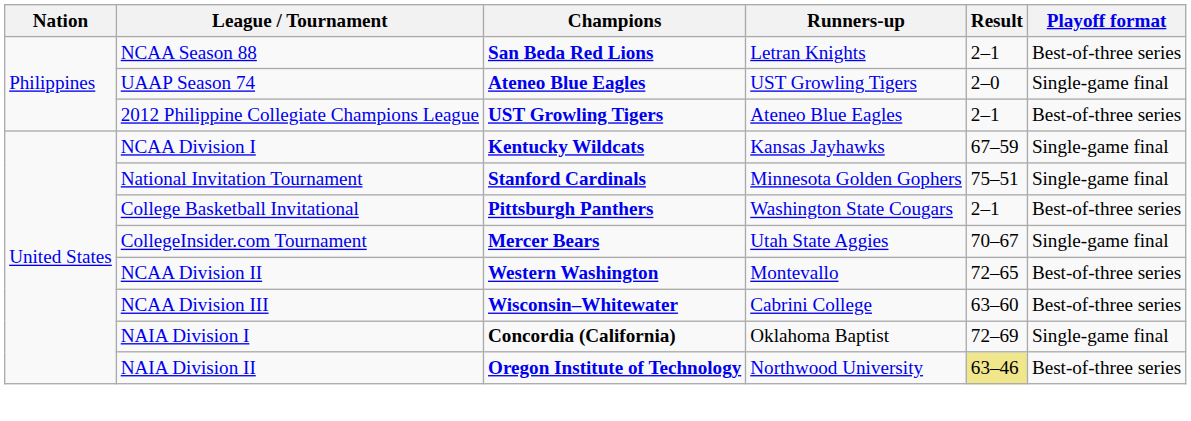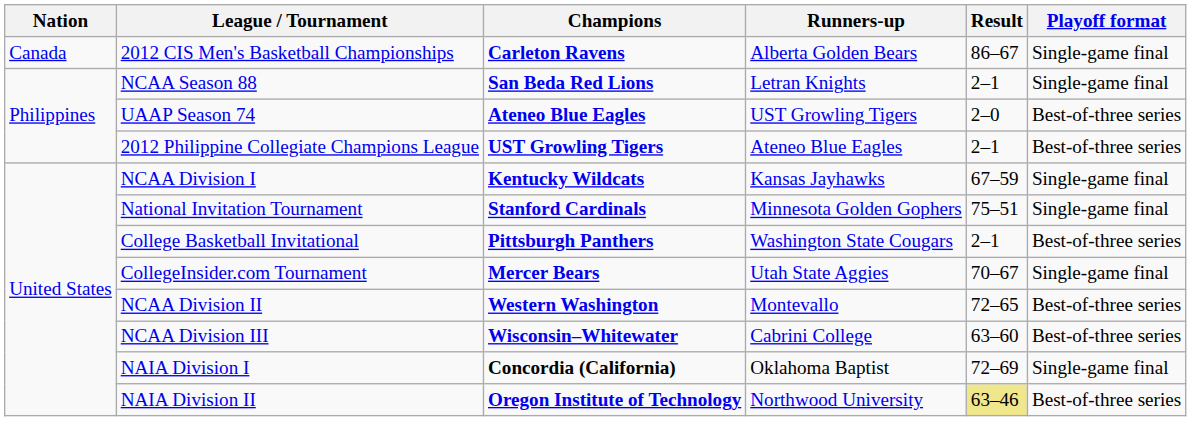+ row: (287, 52)
(1107, 52) Best-of-three series -> (1100, 83) Single-game final
(1100, 83) Single-game final -> (1107, 115) Best-of-three series
